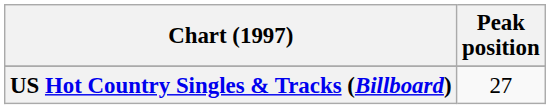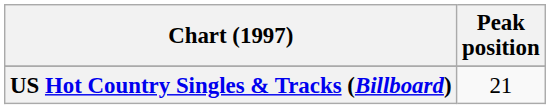(501, 84) 27 -> (501, 84) 21
